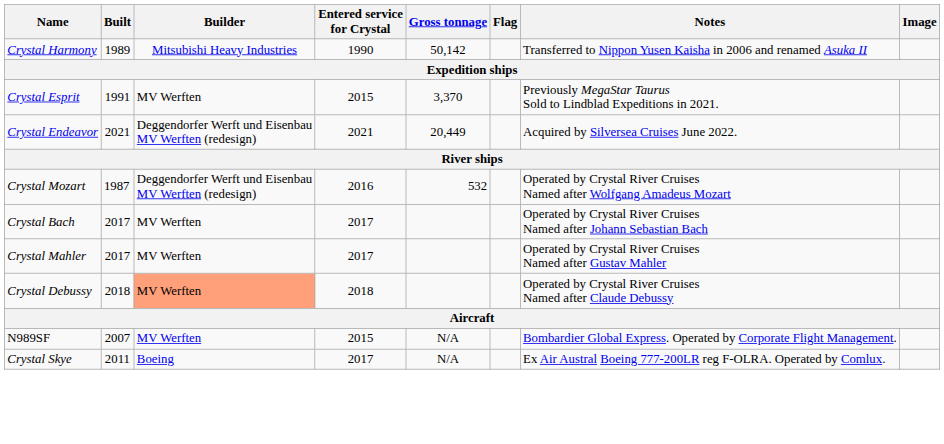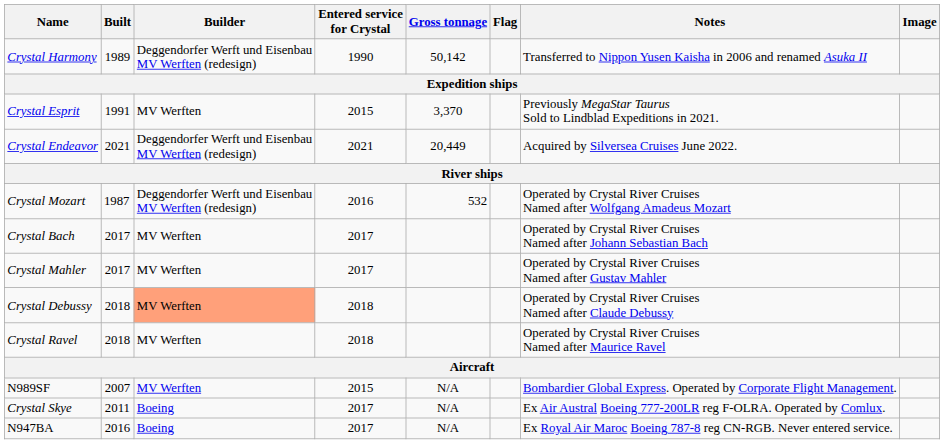(225, 49) Mitsubishi Heavy Industries -> (225, 56) Deggendorfer Werft und Eisenbau MV Werften (redesign)
+ row: (42, 340)
+ row: (30, 428)
